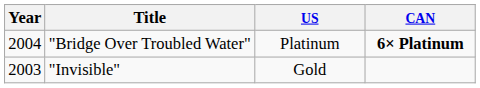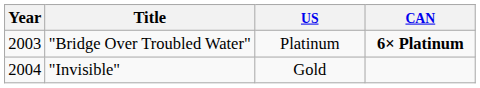(25, 43) 2004 -> (25, 43) 2003
(25, 69) 2003 -> (25, 69) 2004
